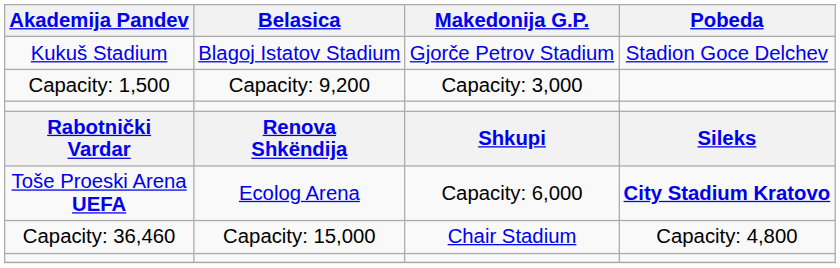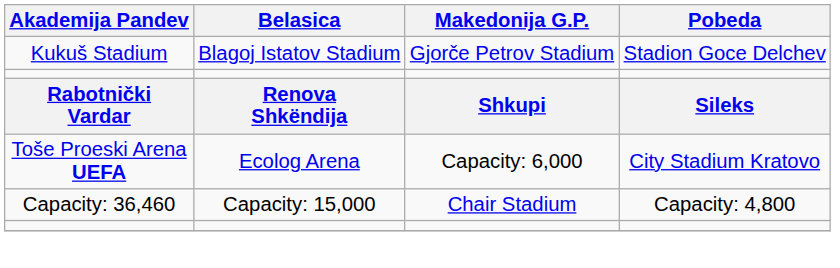- row: (99, 85)
(727, 193) bold -> (725, 160) normal
